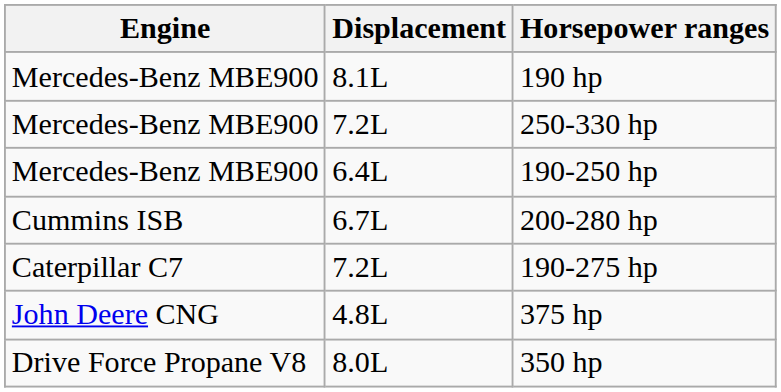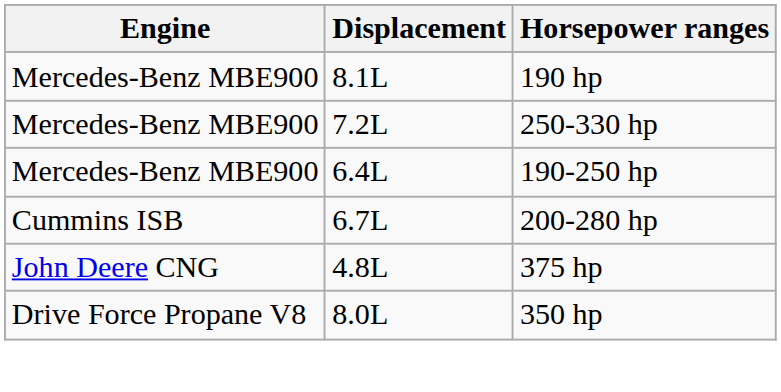- row: (589, 266)
